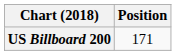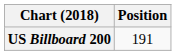(142, 38) 171 -> (142, 38) 191
